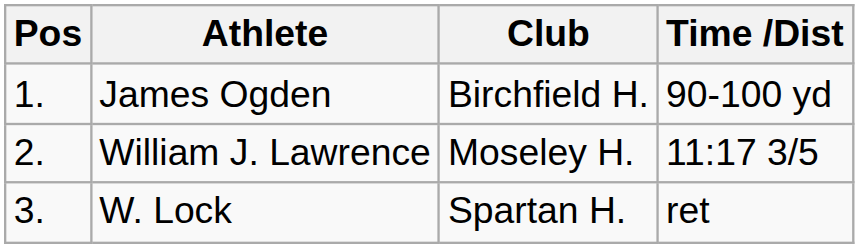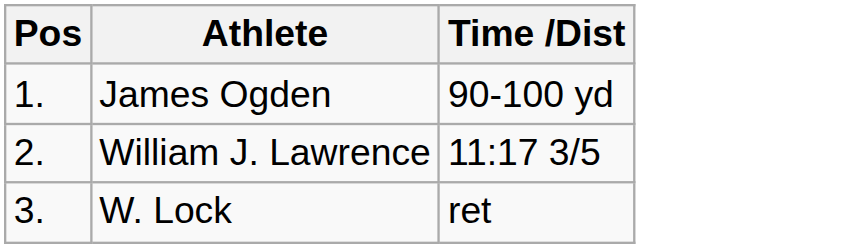- column: (548, 34)
